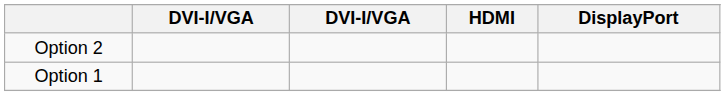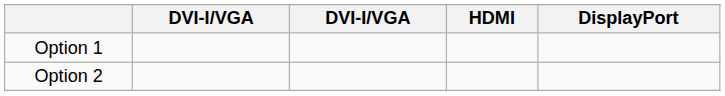rows swapped: (69, 76) <-> (69, 47)
